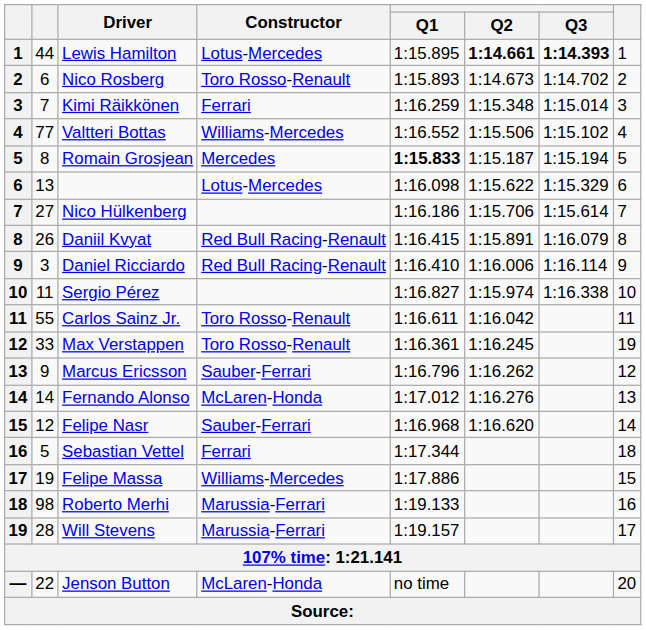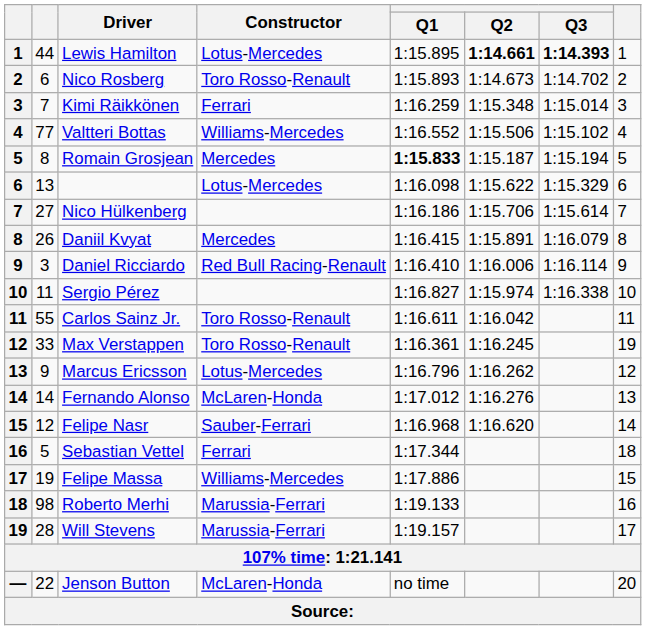(294, 238) Red Bull Racing-Renault -> (238, 238) Mercedes
(256, 371) Sauber-Ferrari -> (262, 371) Lotus-Mercedes
